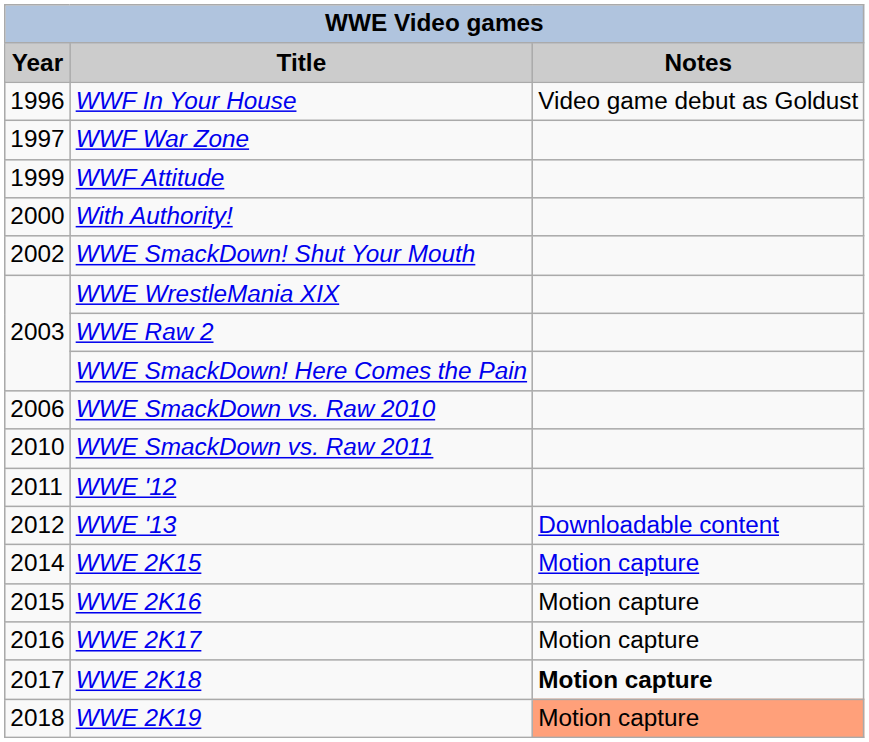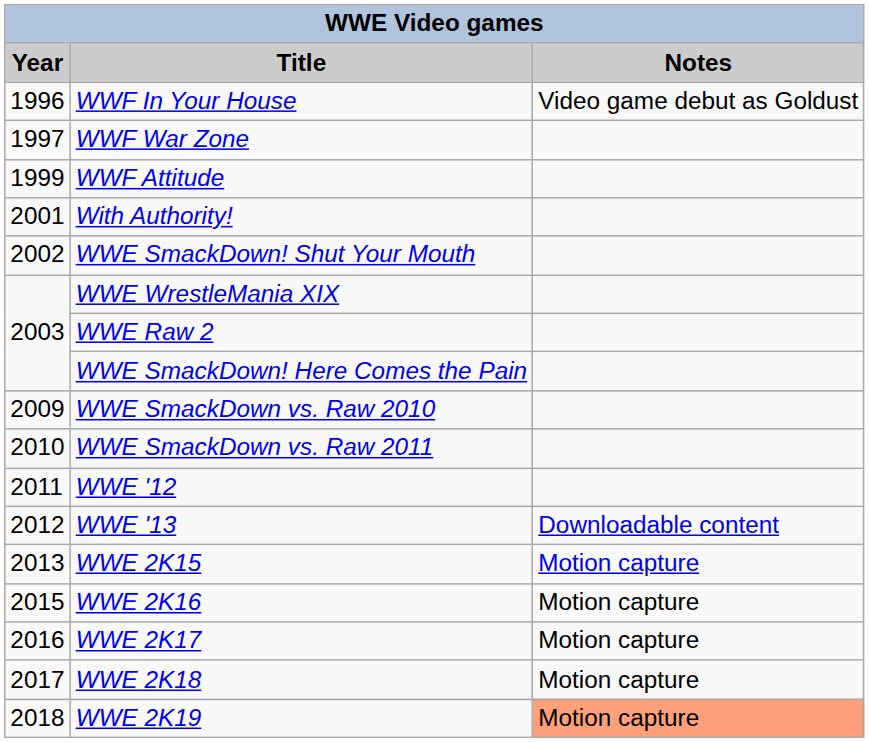(37, 216) 2000 -> (37, 216) 2001
(37, 409) 2006 -> (37, 409) 2009
(37, 563) 2014 -> (37, 563) 2013
(625, 679) bold -> (619, 679) normal
